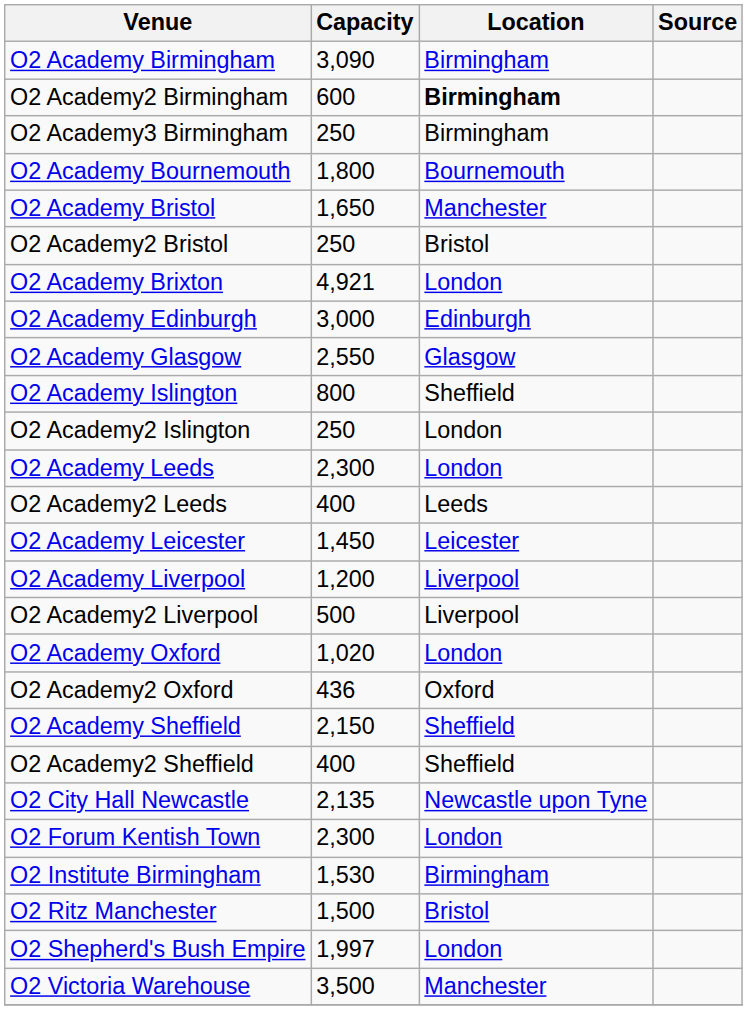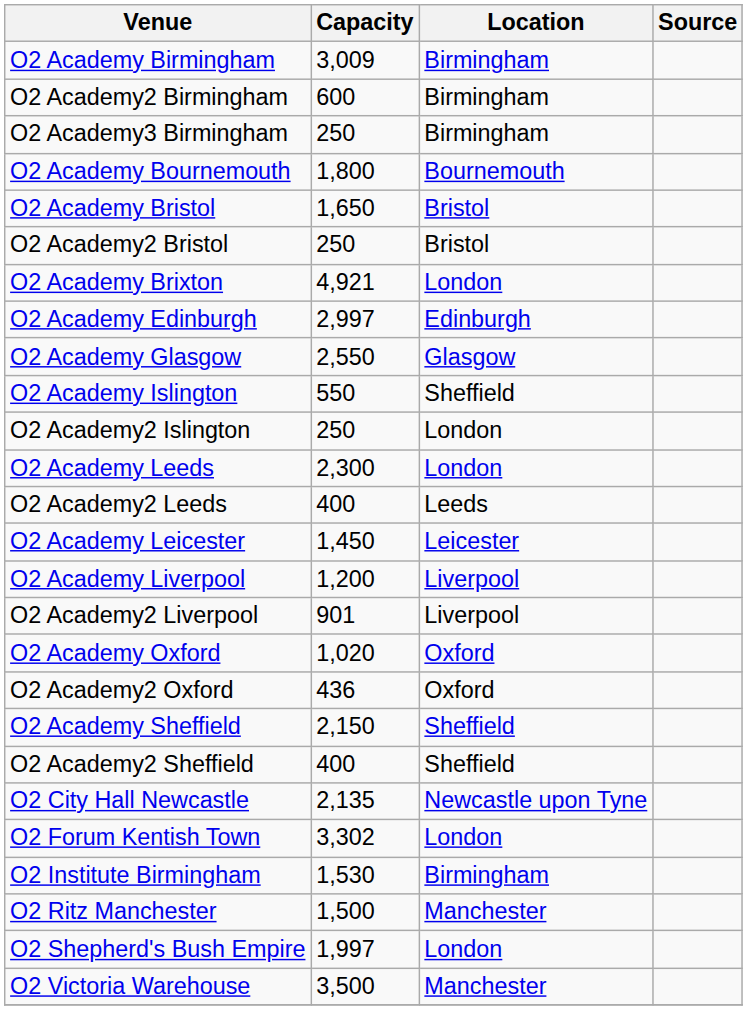(345, 60) 3,090 -> (345, 60) 3,009
(493, 97) bold -> (487, 97) normal
(485, 208) Manchester -> (457, 208) Bristol
(345, 319) 3,000 -> (345, 319) 2,997
(336, 393) 800 -> (336, 393) 550
(336, 615) 500 -> (336, 615) 901
(463, 652) London -> (459, 652) Oxford
(345, 838) 2,300 -> (345, 838) 3,302
(457, 912) Bristol -> (485, 912) Manchester
